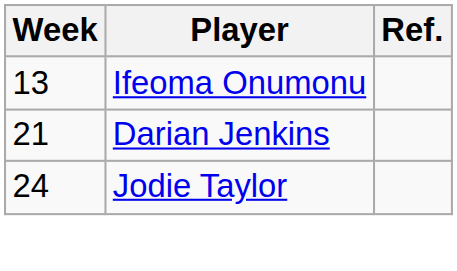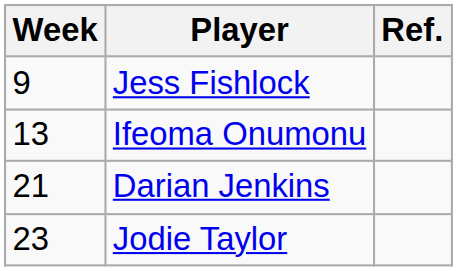+ row: (211, 82)
(31, 186) 24 -> (31, 238) 23
